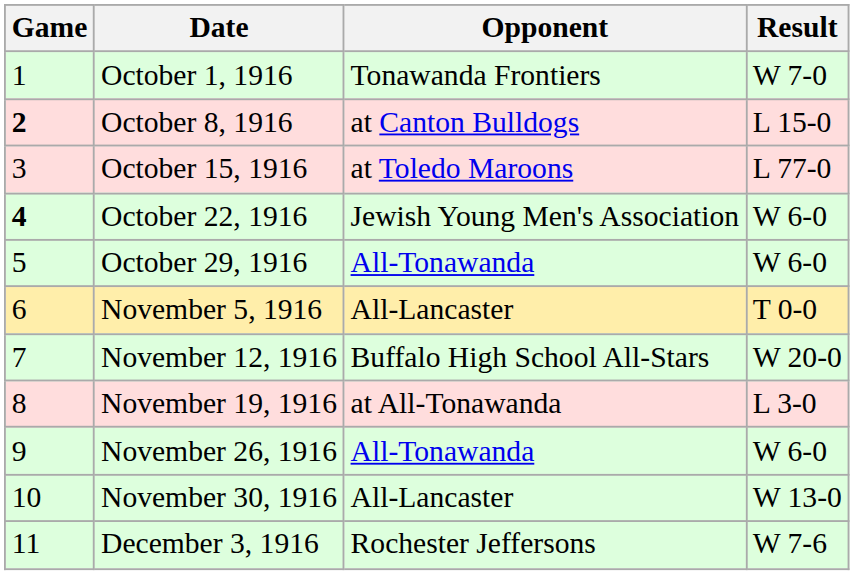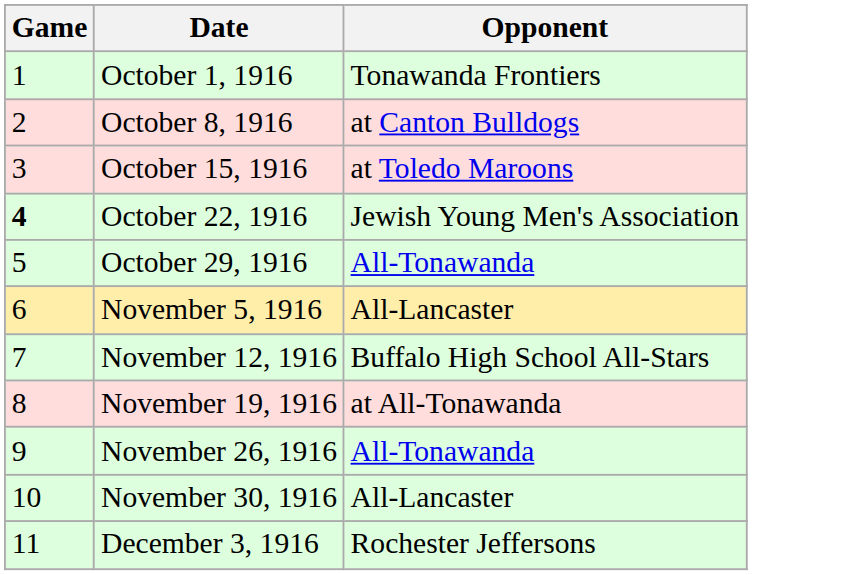- column: (797, 27)
(19, 121) bold -> (19, 121) normal
